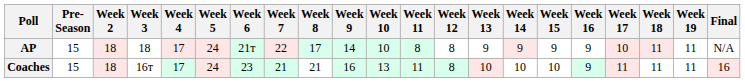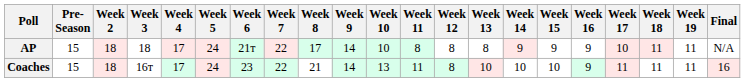(486, 48) 9 -> (486, 48) 8
(281, 68) 21 -> (281, 68) 22
(349, 68) 16 -> (349, 68) 14
